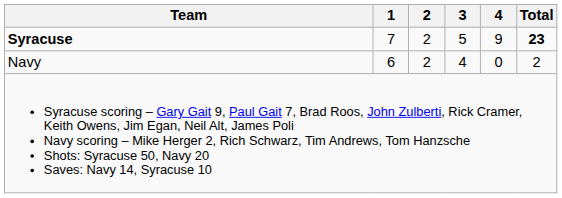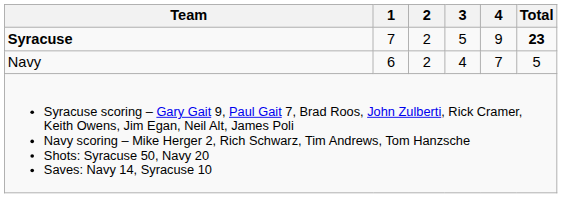(498, 62) 0 -> (498, 62) 7
(537, 62) 2 -> (537, 62) 5
